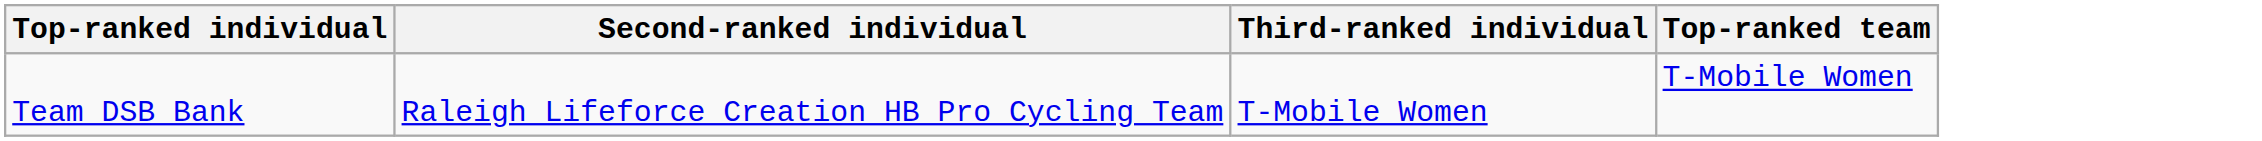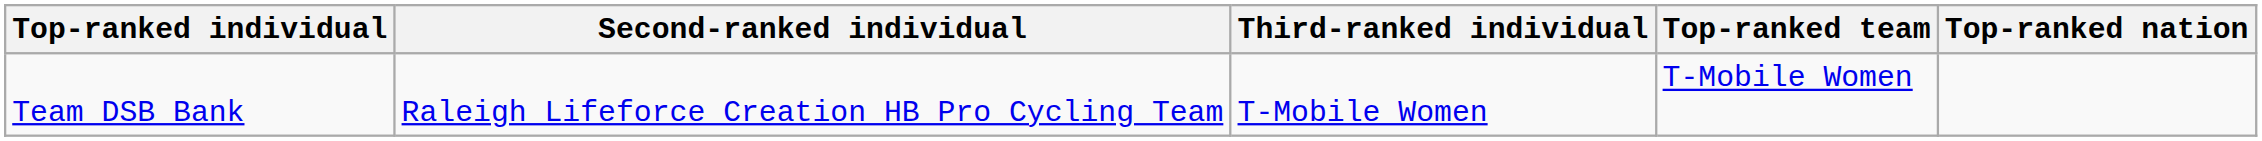+ column: (2097, 29)
